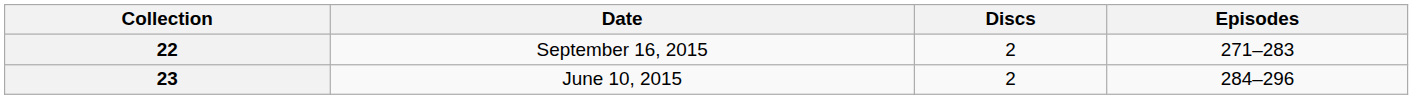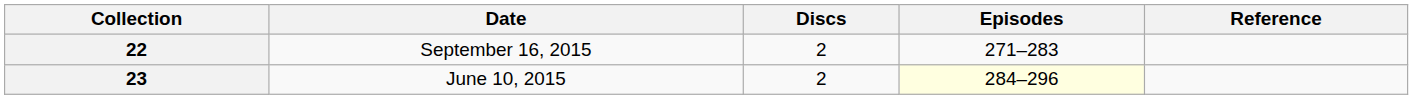+ column: (1276, 19)
(1257, 79) no background -> (1022, 79) lightyellow background
